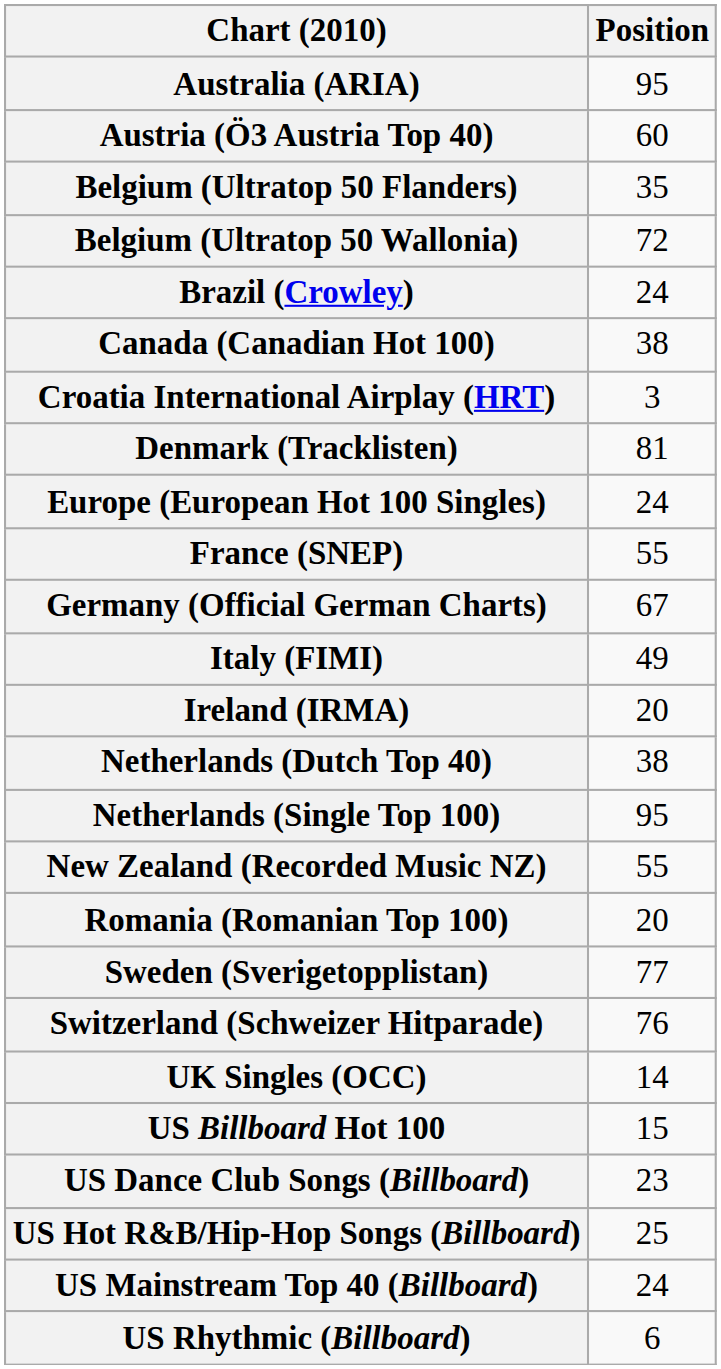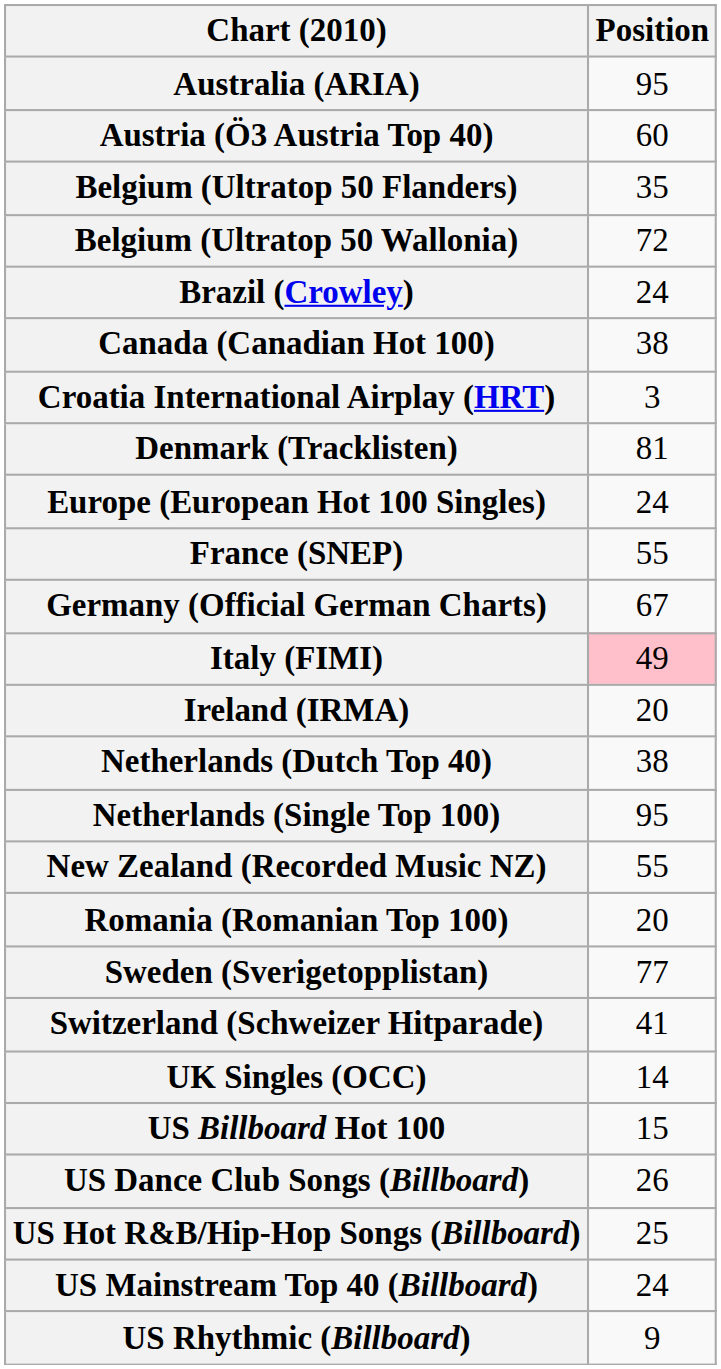(652, 657) no background -> (652, 657) pink background
(652, 1023) 76 -> (652, 1023) 41
(652, 1180) 23 -> (652, 1180) 26
(652, 1337) 6 -> (652, 1337) 9
